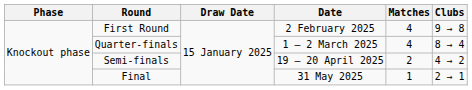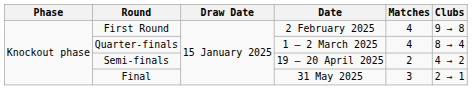(409, 77) 1 -> (409, 77) 3
